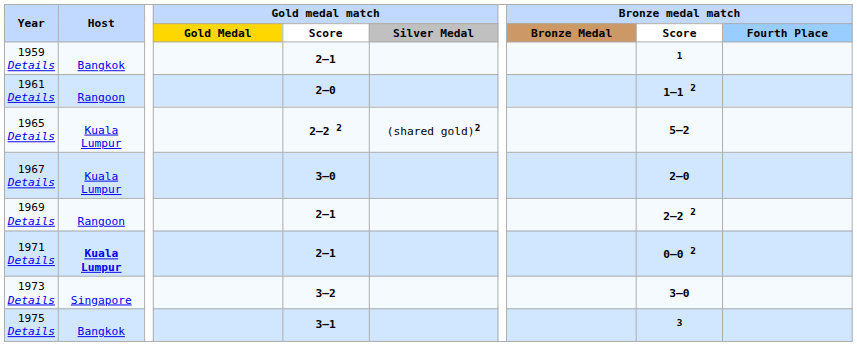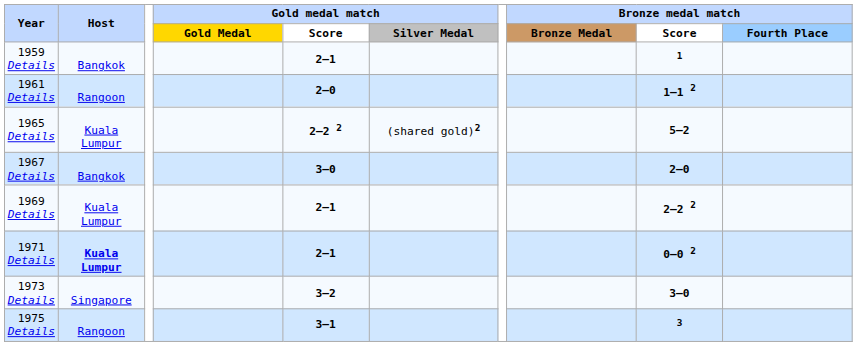(101, 182) Kuala Lumpur -> (101, 175) Bangkok
(101, 221) Rangoon -> (101, 214) Kuala Lumpur
(101, 331) Bangkok -> (101, 331) Rangoon
